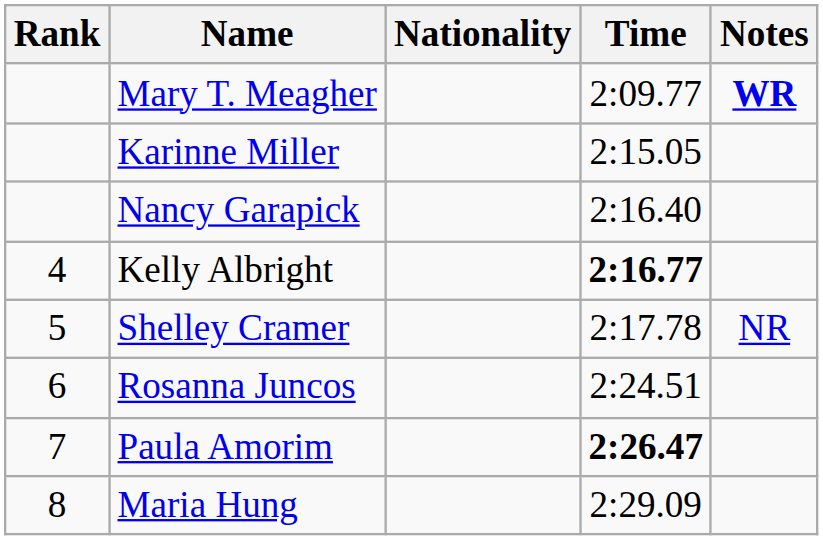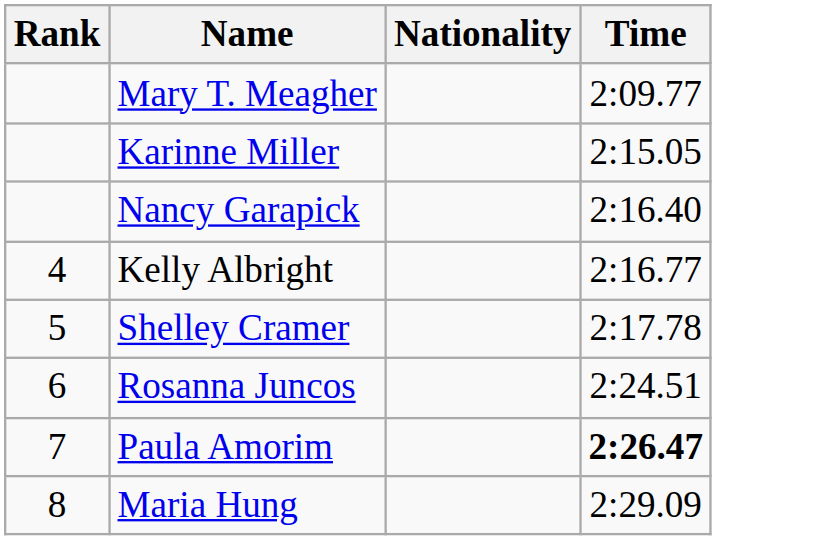- column: (764, 33)
(646, 269) bold -> (646, 269) normal
